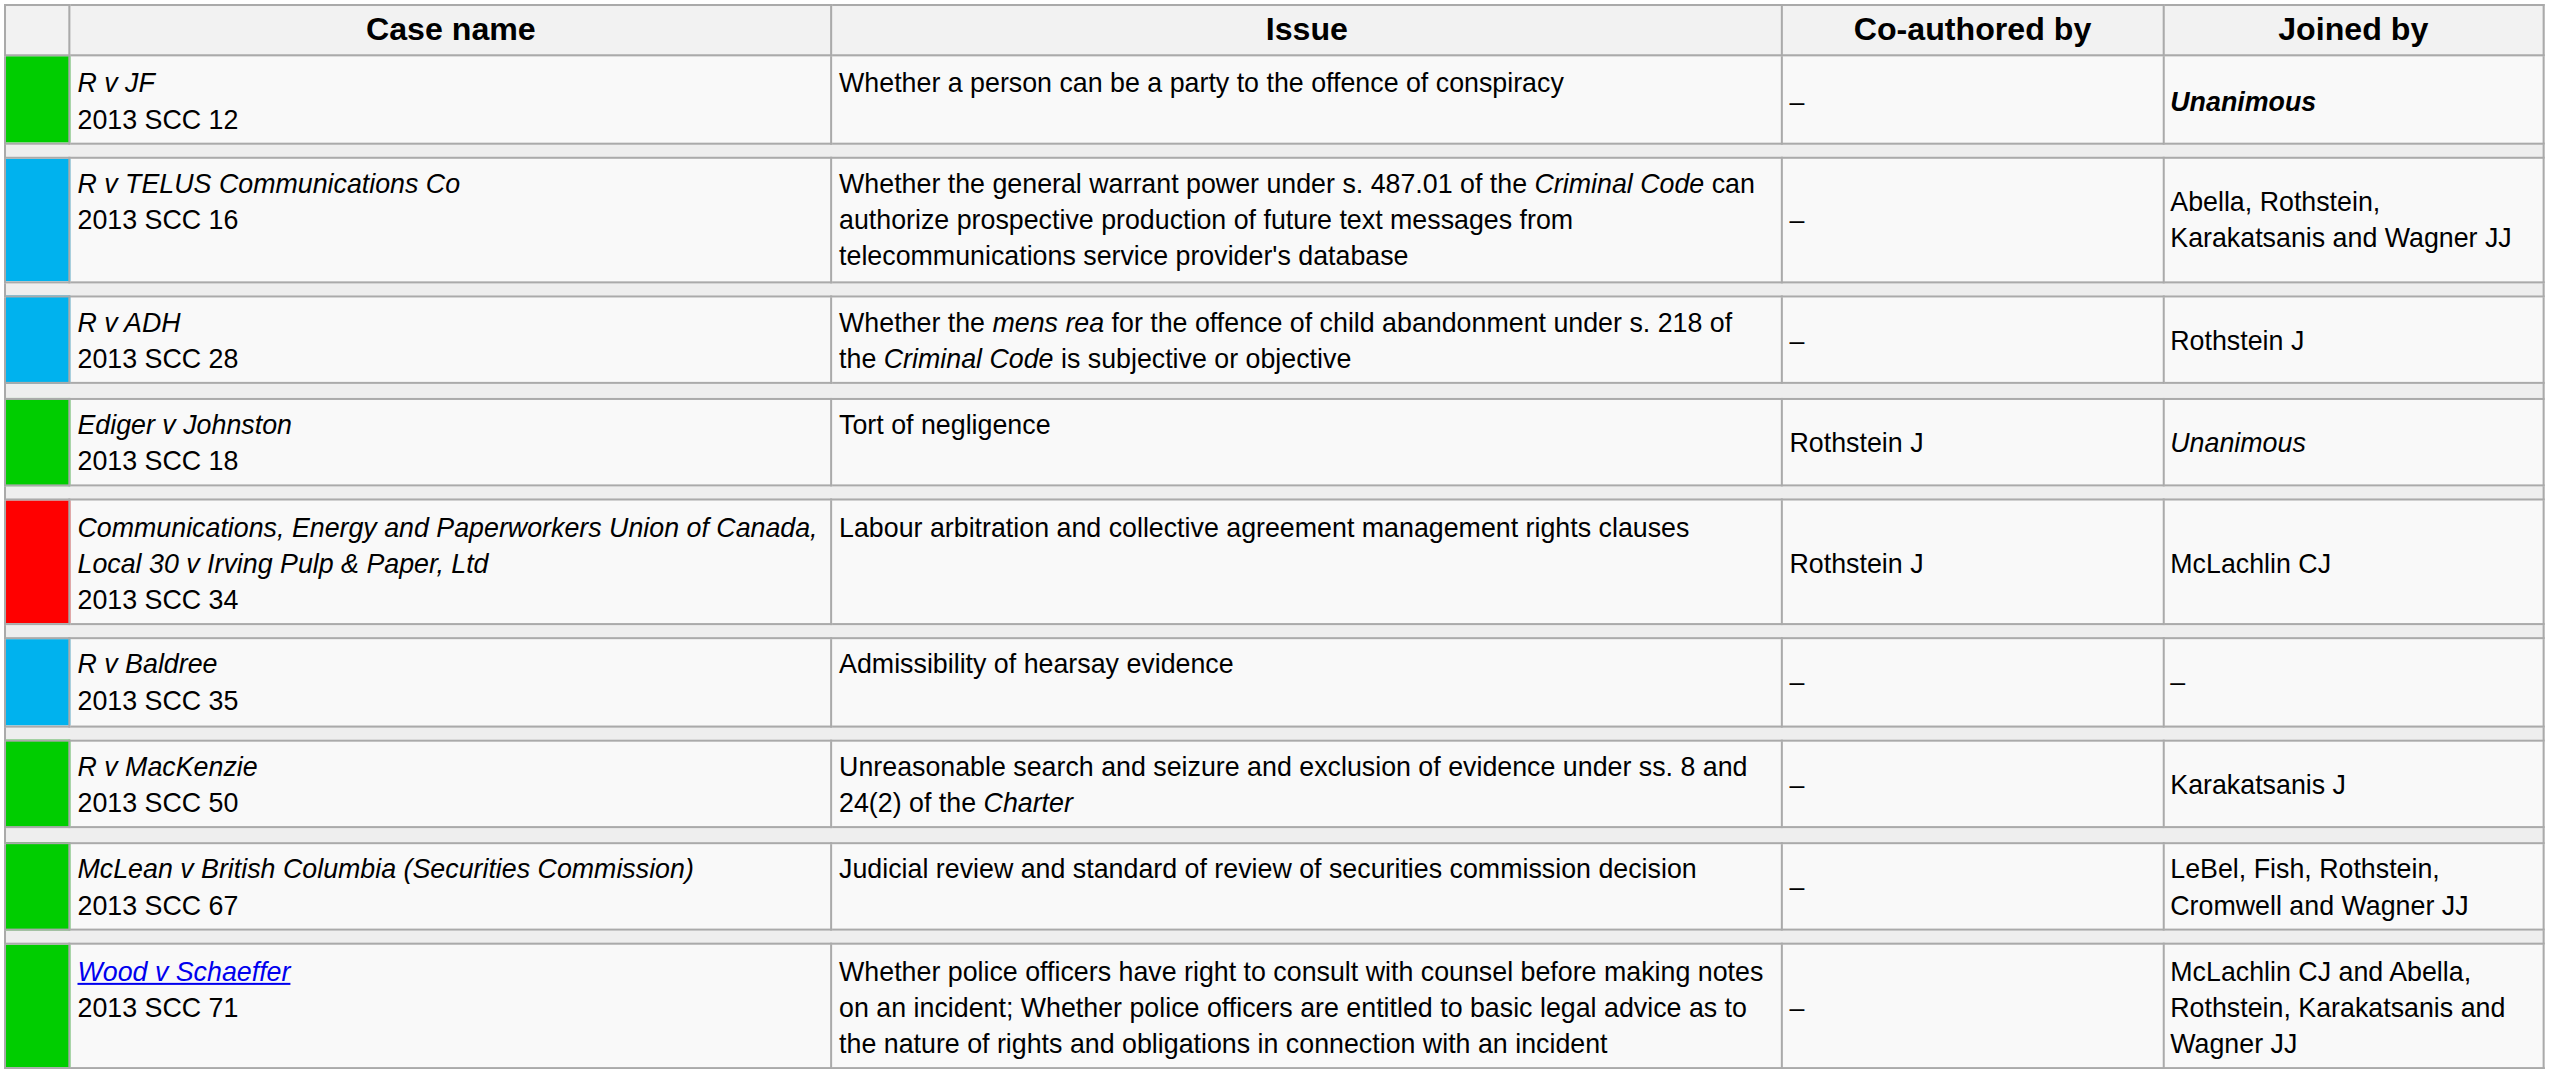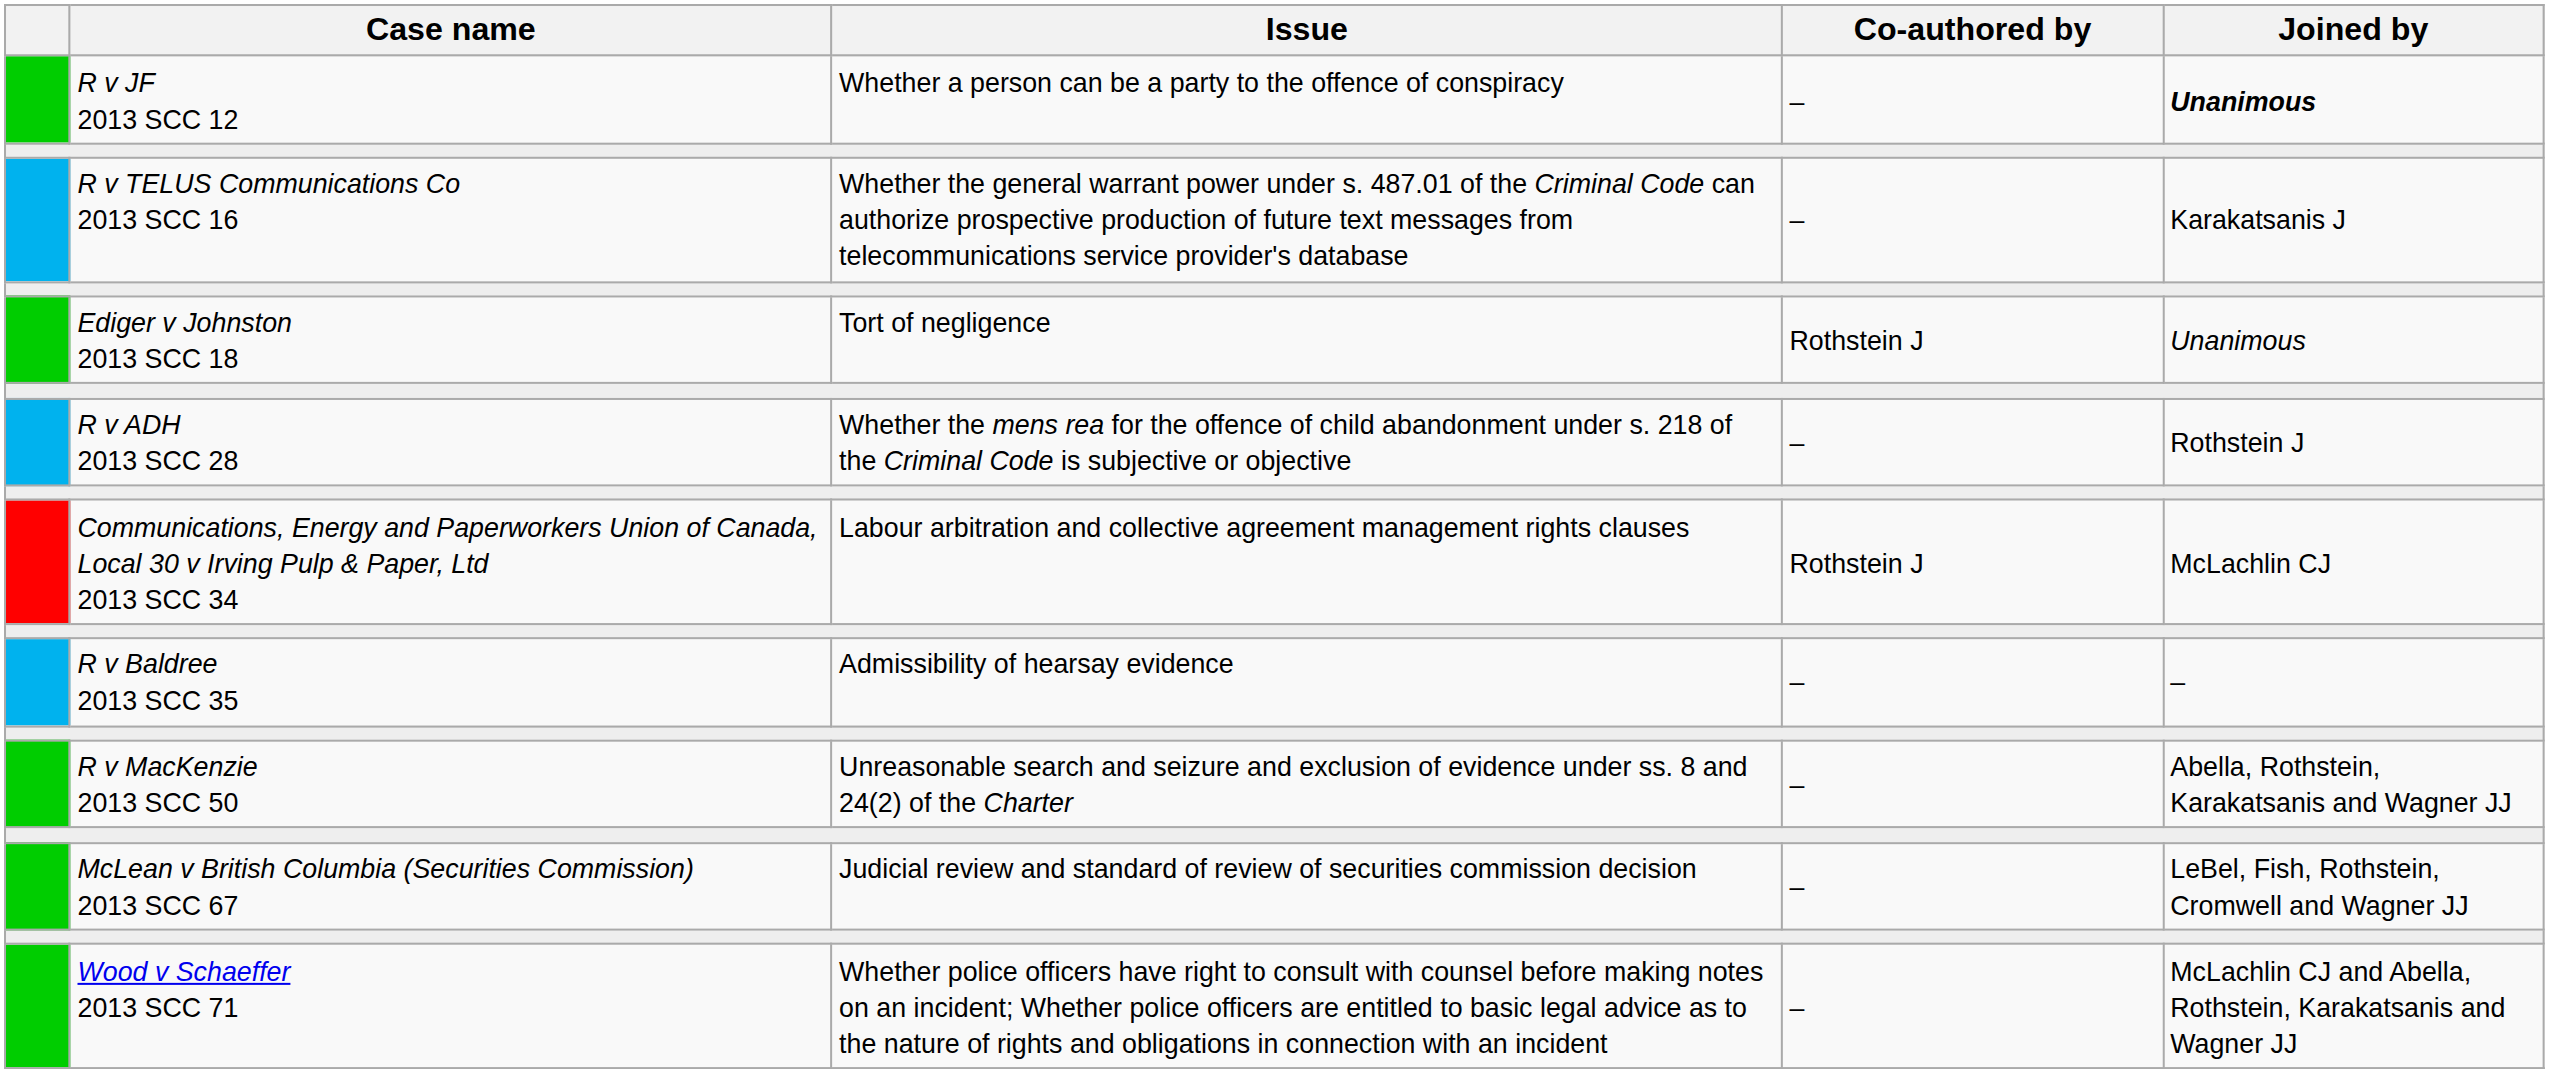(2341, 221) Abella, Rothstein, Karakatsanis and Wagner JJ -> (2258, 221) Karakatsanis J
rows swapped: (185, 443) <-> (158, 341)
(2258, 785) Karakatsanis J -> (2341, 785) Abella, Rothstein, Karakatsanis and Wagner JJ
